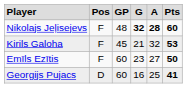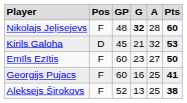(154, 28) bold -> (154, 28) normal
(101, 43) F -> (101, 43) D
(101, 75) D -> (101, 75) F
+ row: (45, 91)
